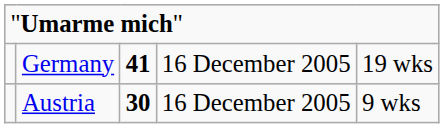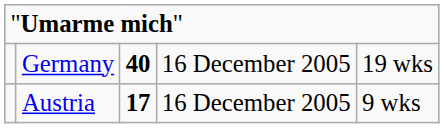(138, 63) 41 -> (138, 63) 40
(138, 102) 30 -> (138, 102) 17
